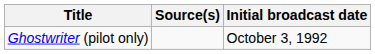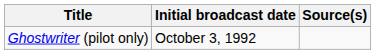columns swapped: (297, 15) <-> (187, 15)
